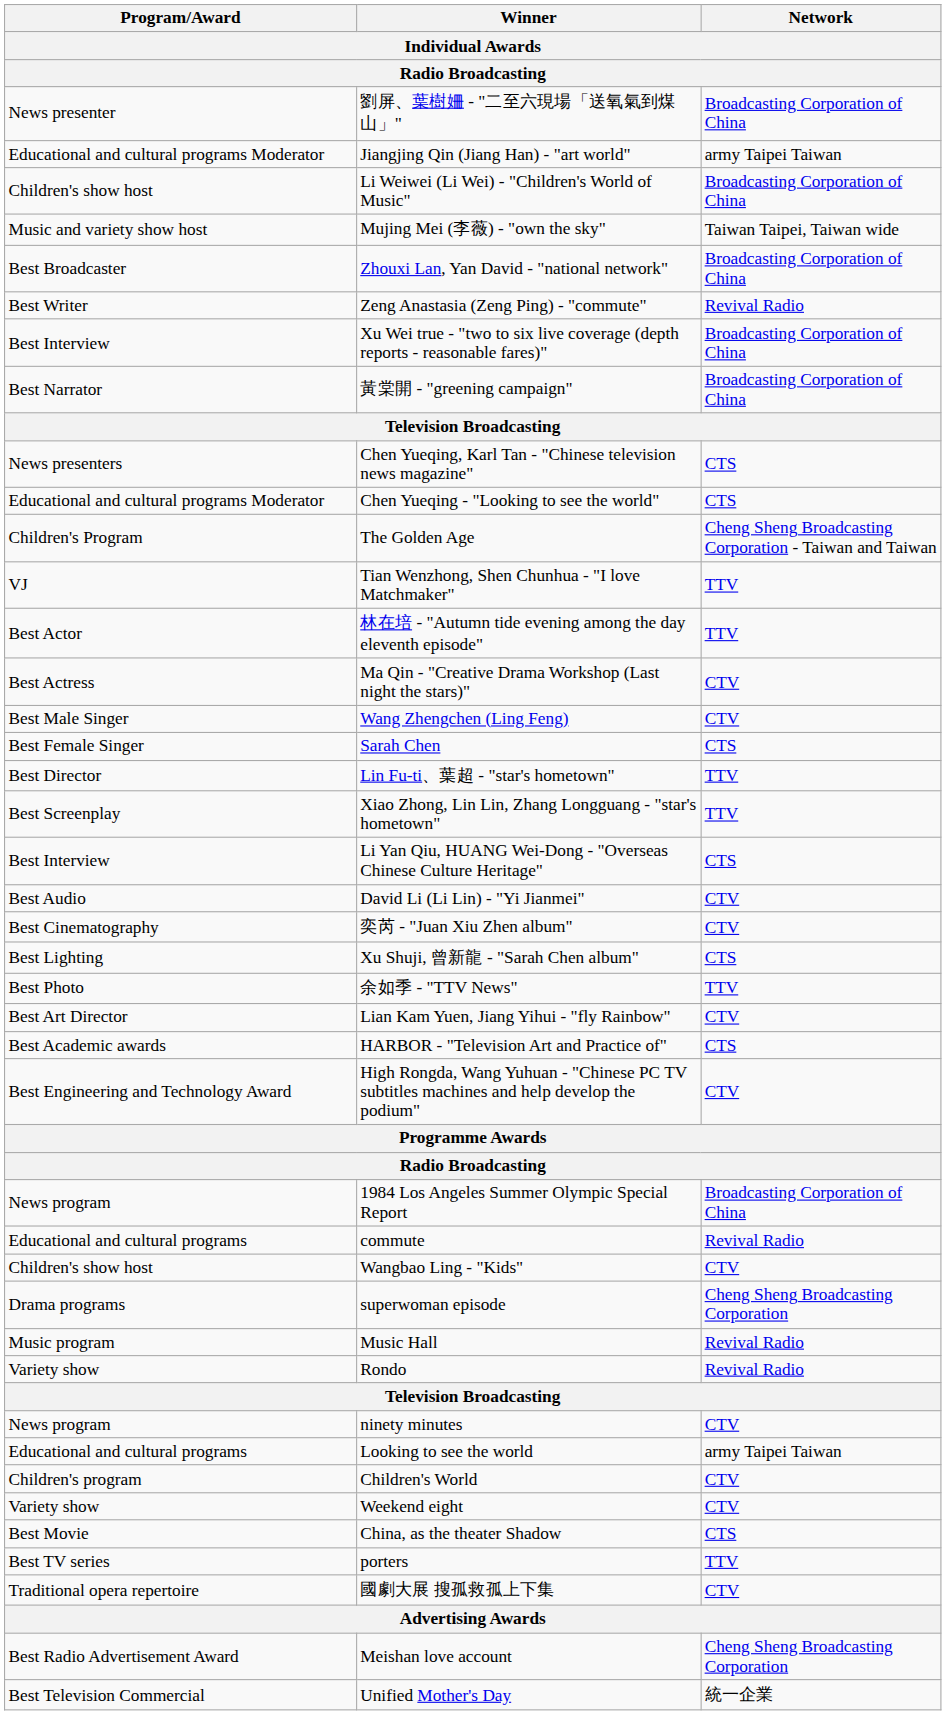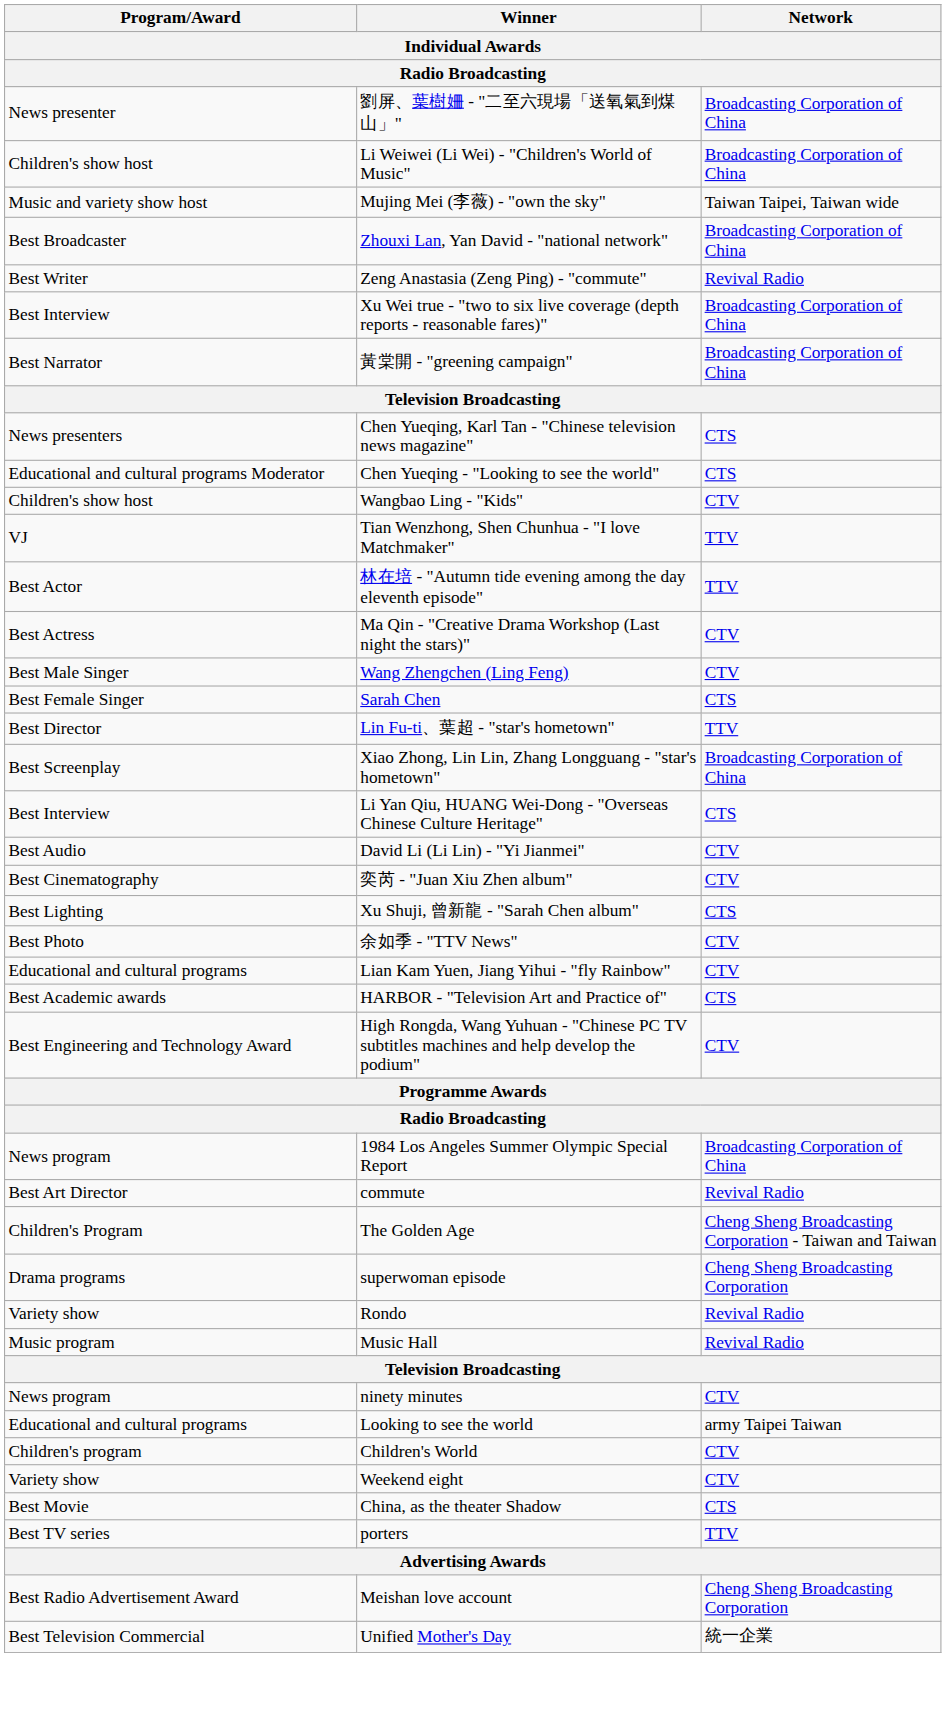- row: (495, 153)
rows swapped: (442, 1267) <-> (417, 537)
(721, 814) TTV -> (803, 767) Broadcasting Corporation of China
(721, 988) TTV -> (722, 941) CTV
(68, 1017) Best Art Director -> (128, 970) Educational and cultural programs
(128, 1240) Educational and cultural programs -> (68, 1193) Best Art Director
rows swapped: (383, 1369) <-> (399, 1341)
- row: (457, 1589)
